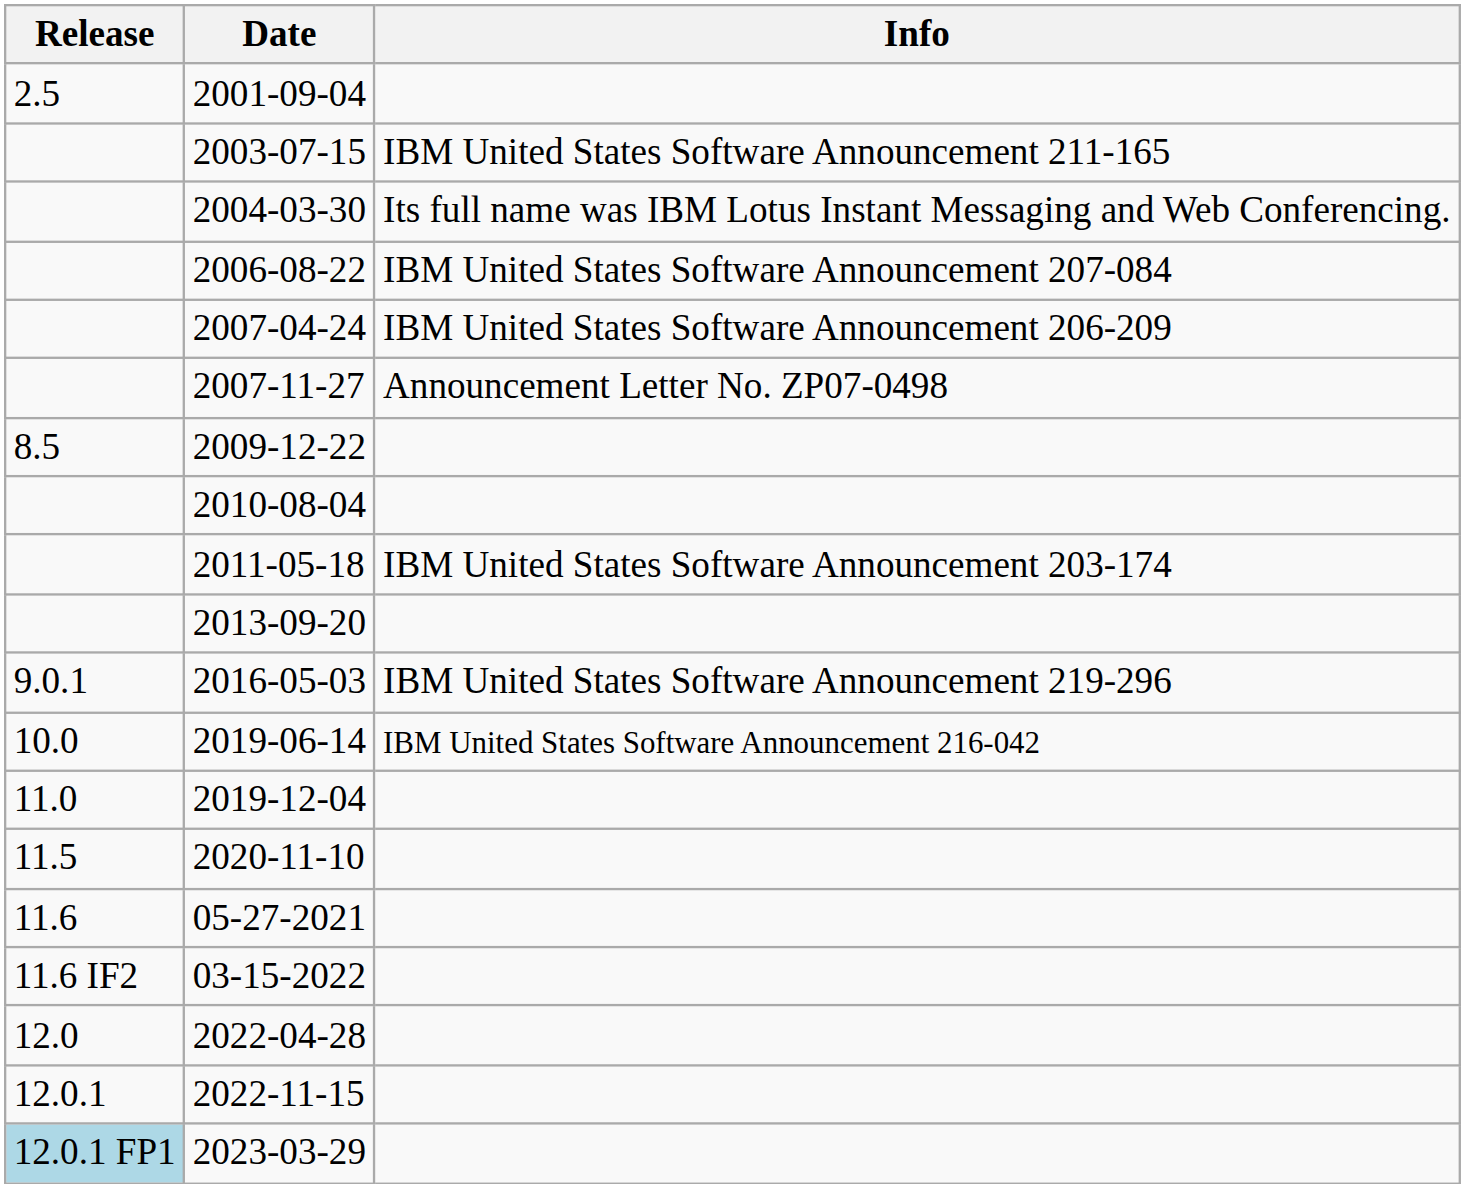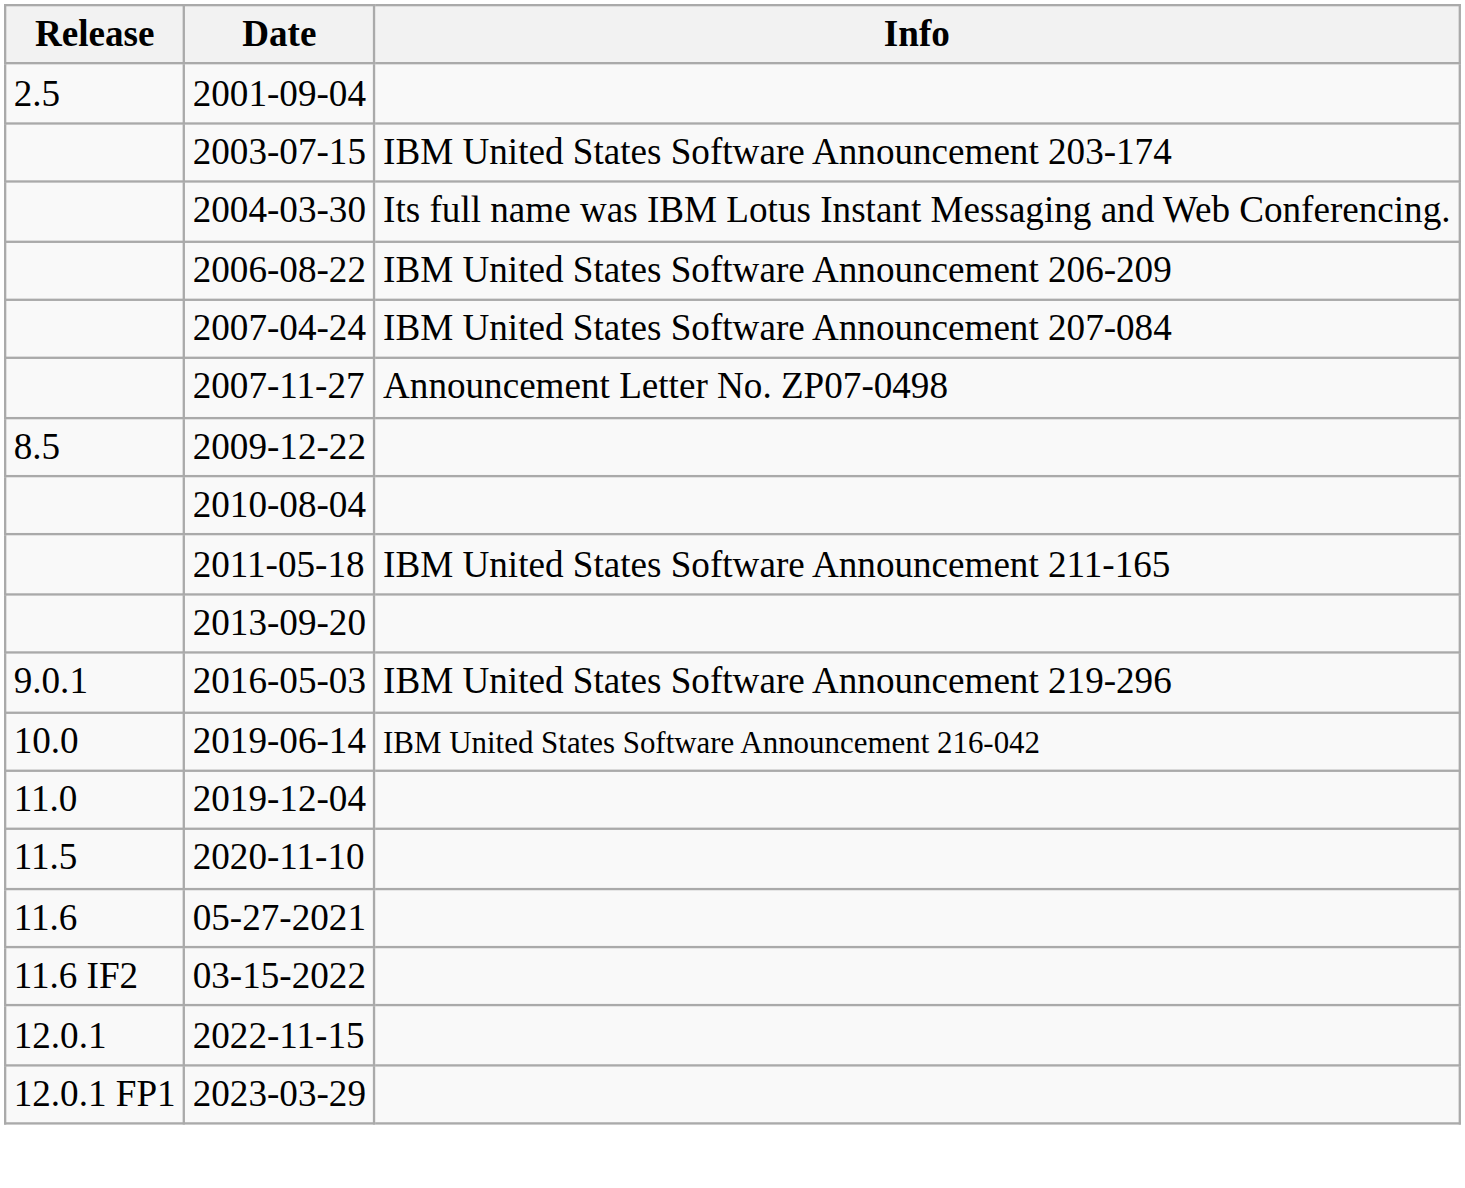(777, 151) IBM United States Software Announcement 211-165 -> (777, 151) IBM United States Software Announcement 203-174
(777, 269) IBM United States Software Announcement 207-084 -> (777, 269) IBM United States Software Announcement 206-209
(777, 328) IBM United States Software Announcement 206-209 -> (777, 328) IBM United States Software Announcement 207-084
(777, 563) IBM United States Software Announcement 203-174 -> (777, 563) IBM United States Software Announcement 211-165
- row: (279, 1034)
(95, 1152) lightblue background -> (95, 1093) no background
